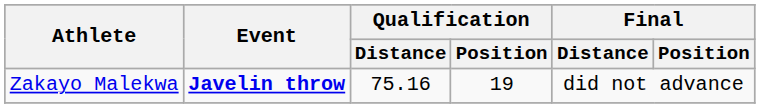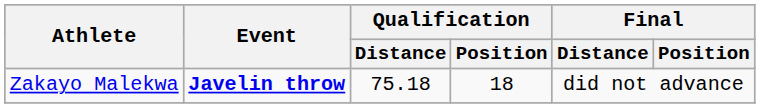(401, 85) 75.16 -> (401, 85) 75.18
(502, 85) 19 -> (502, 85) 18
